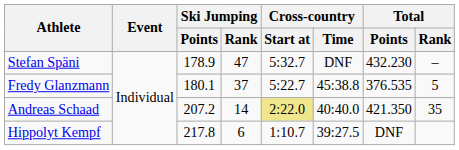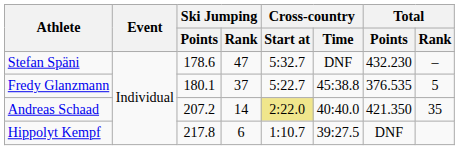(199, 63) 178.9 -> (199, 63) 178.6
